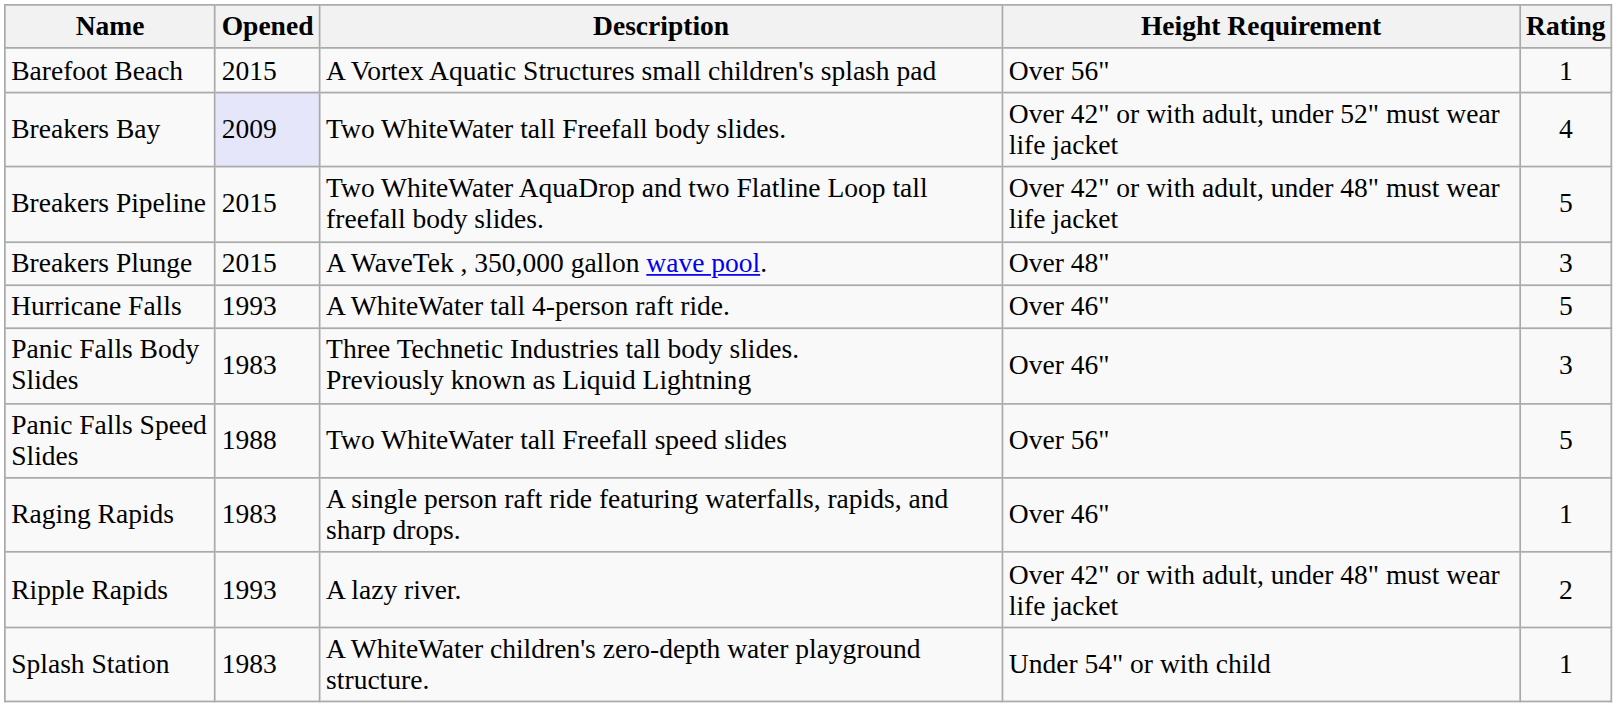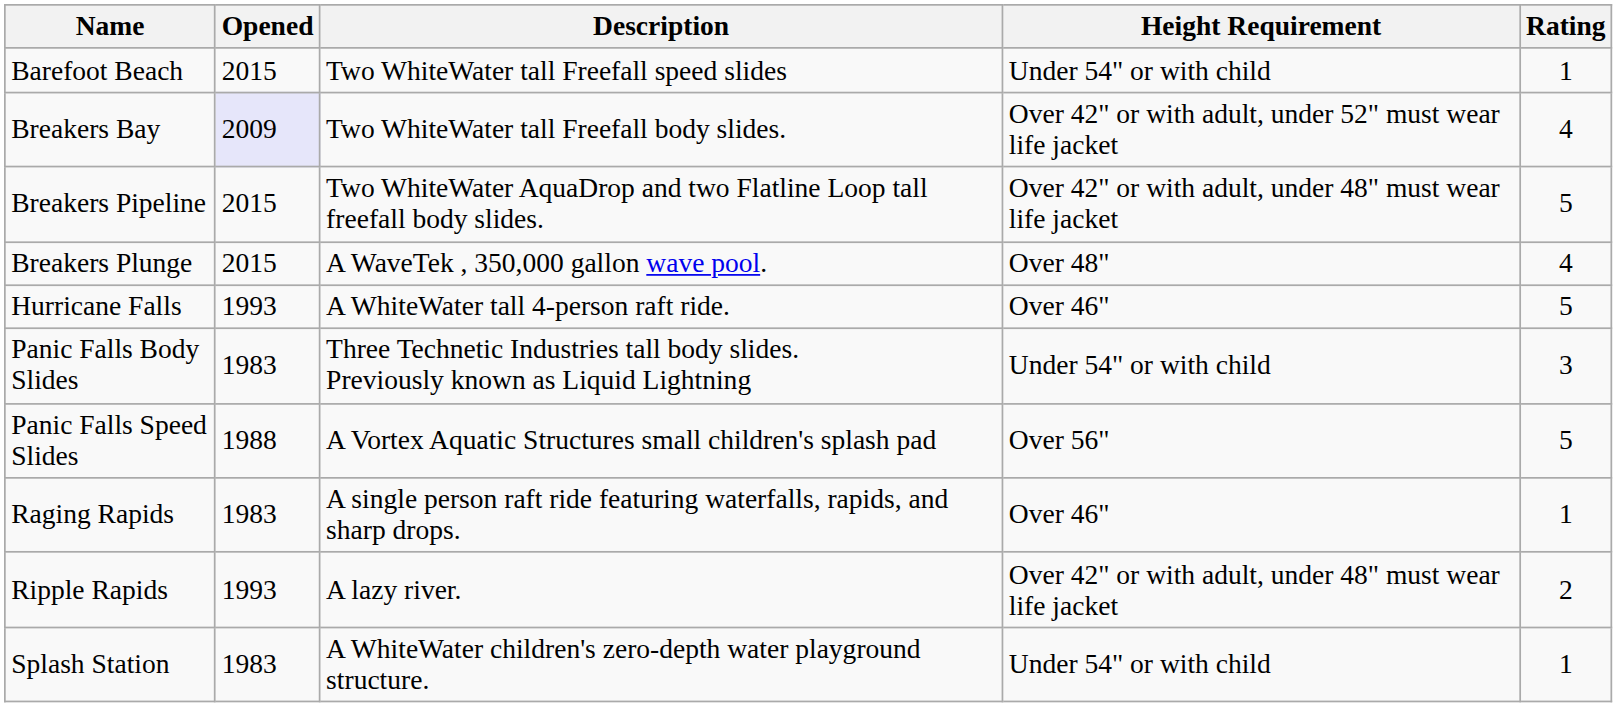(631, 69) A Vortex Aquatic Structures small children's splash pad -> (556, 69) Two WhiteWater tall Freefall speed slides
(1059, 69) Over 56" -> (1140, 69) Under 54" or with child
(1566, 262) 3 -> (1566, 262) 4
(1059, 365) Over 46" -> (1140, 365) Under 54" or with child
(556, 440) Two WhiteWater tall Freefall speed slides -> (631, 440) A Vortex Aquatic Structures small children's splash pad
